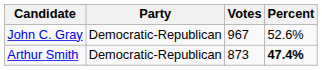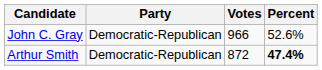(238, 34) 967 -> (238, 34) 966
(238, 55) 873 -> (238, 55) 872
